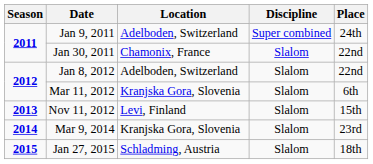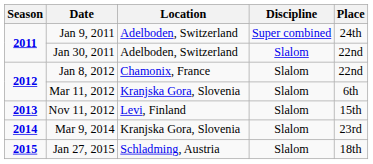(165, 52) Chamonix, France -> (179, 52) Adelboden, Switzerland
(179, 71) Adelboden, Switzerland -> (165, 71) Chamonix, France
